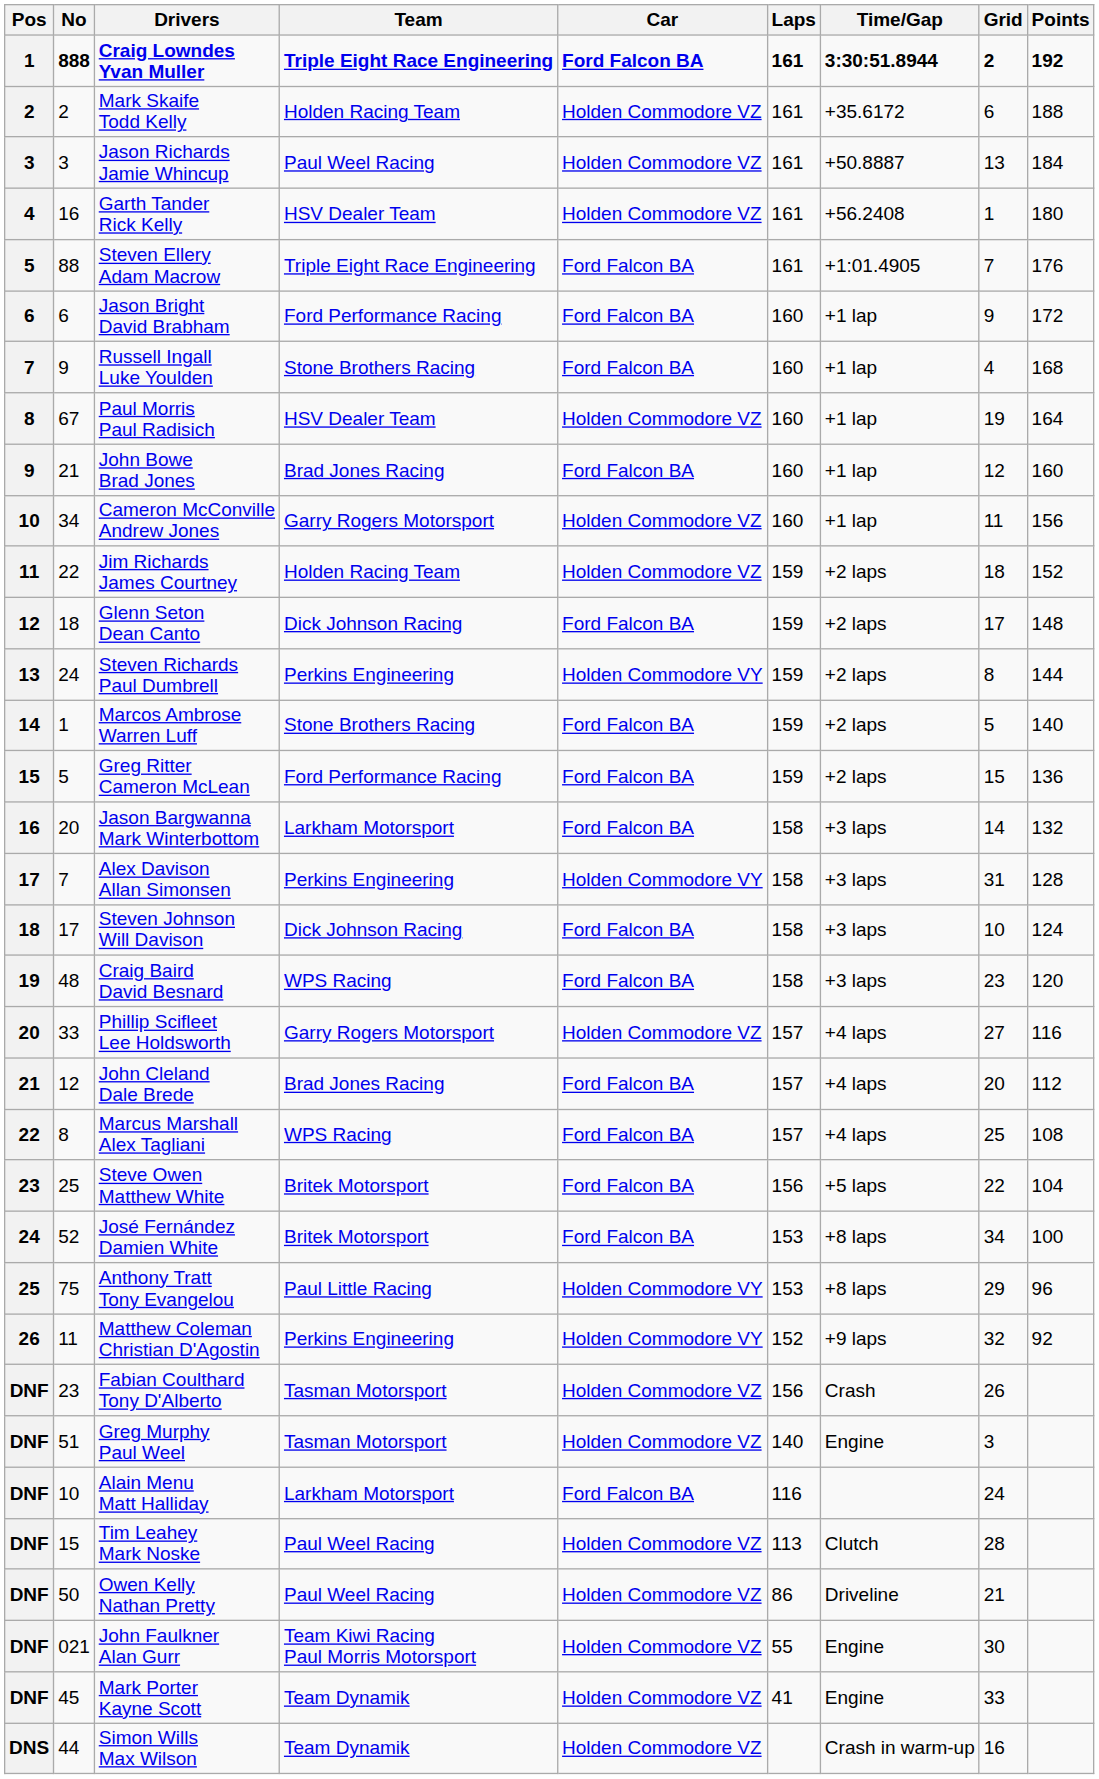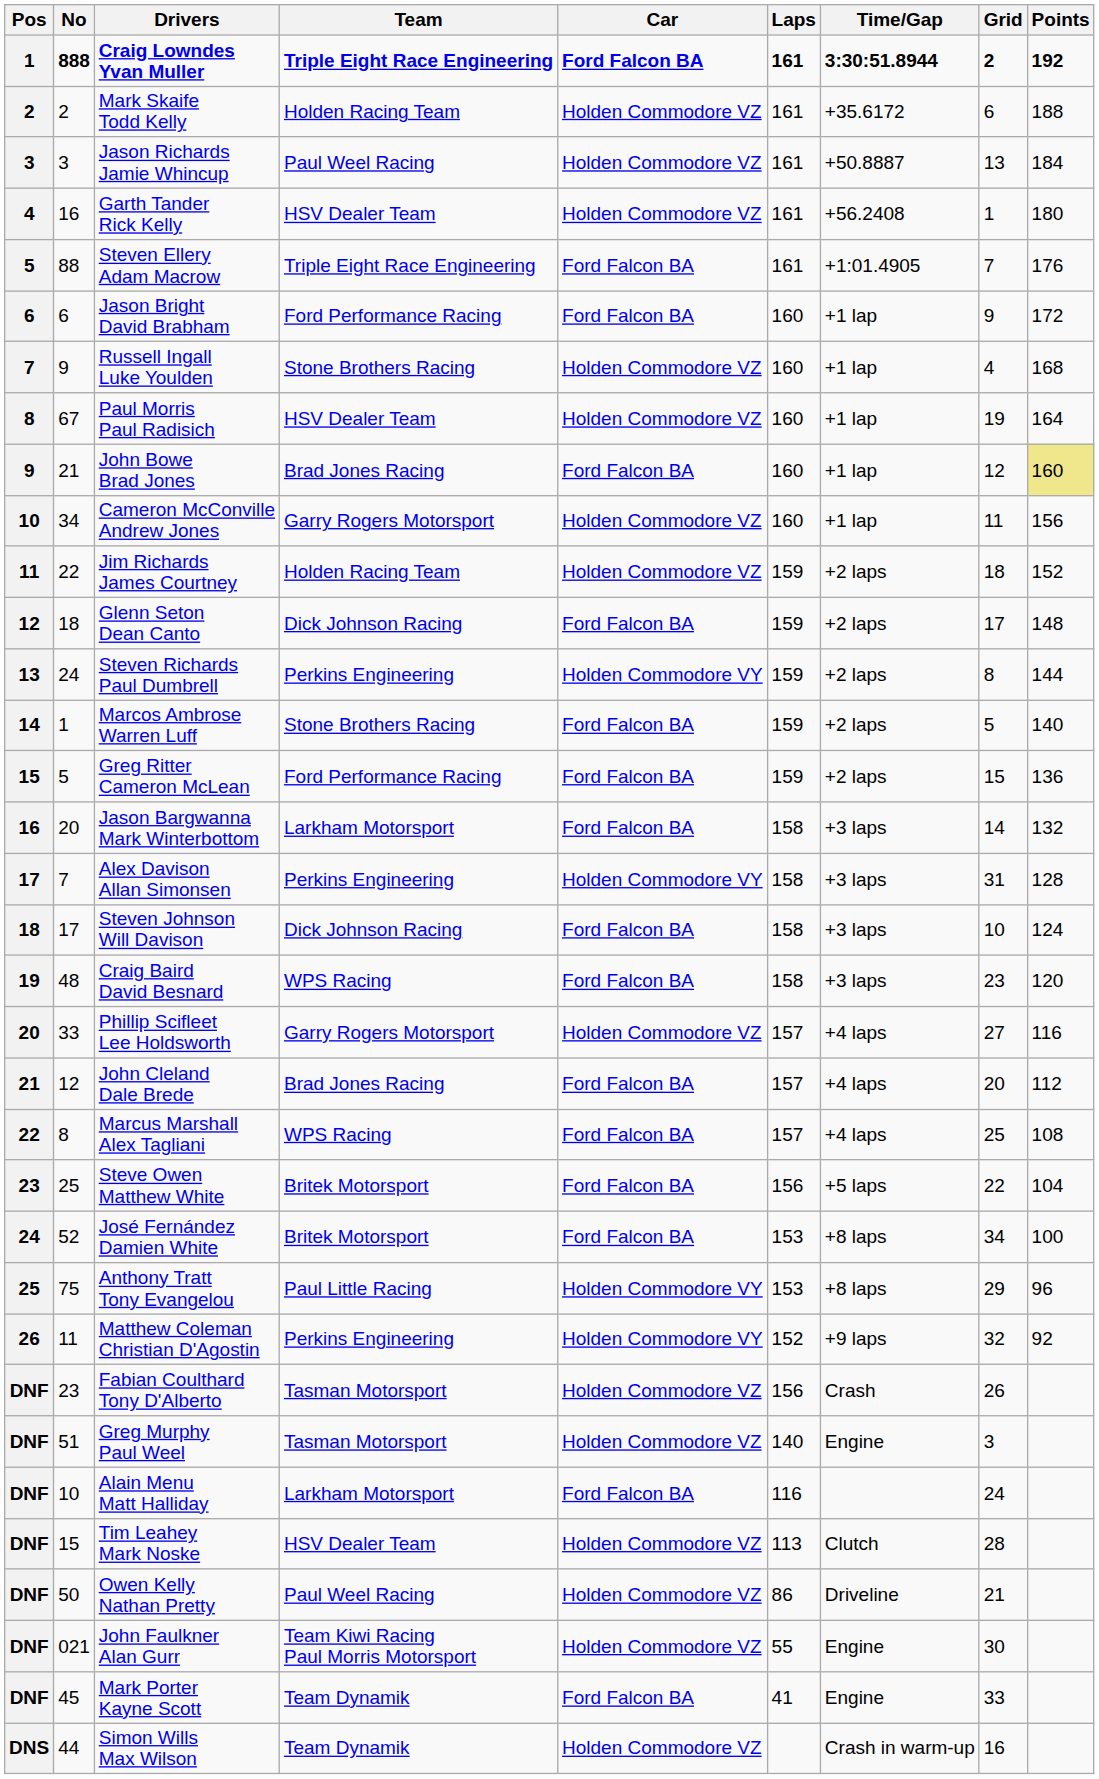(628, 368) Ford Falcon BA -> (662, 368) Holden Commodore VZ
(1047, 470) no background -> (1047, 470) khaki background
(359, 1544) Paul Weel Racing -> (360, 1544) HSV Dealer Team
(662, 1697) Holden Commodore VZ -> (628, 1697) Ford Falcon BA
